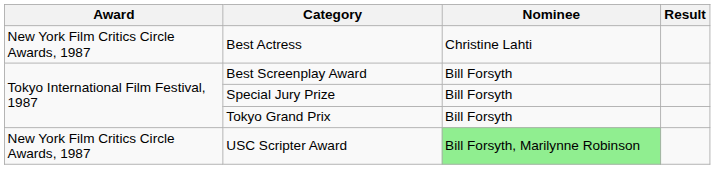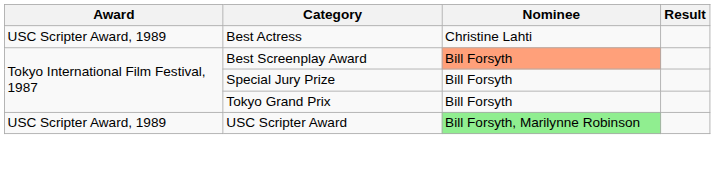(91, 44) New York Film Critics Circle Awards, 1987 -> (87, 36) USC Scripter Award, 1989
(479, 73) no background -> (479, 58) lightsalmon background
(91, 146) New York Film Critics Circle Awards, 1987 -> (87, 123) USC Scripter Award, 1989
